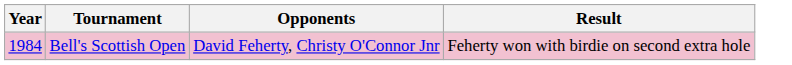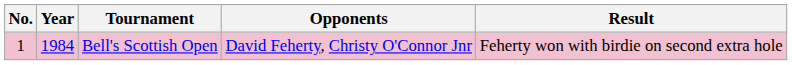+ column: (21, 18)
